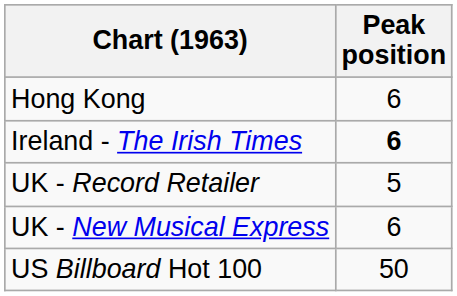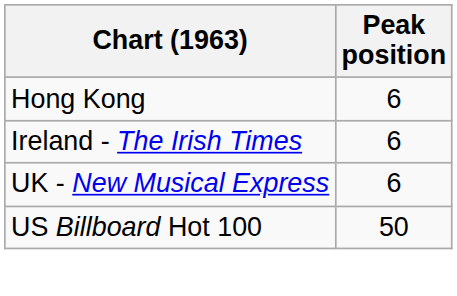(394, 141) bold -> (394, 141) normal
- row: (135, 183)
